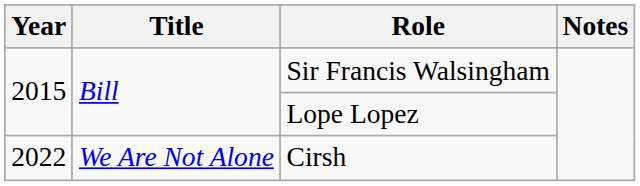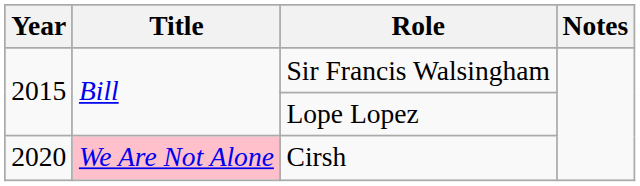(39, 157) 2022 -> (39, 157) 2020
(176, 157) no background -> (176, 157) pink background
